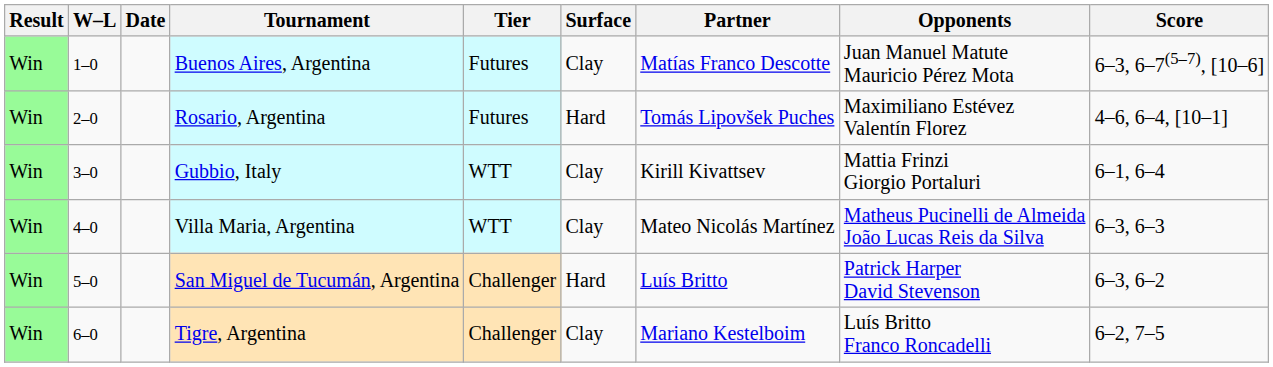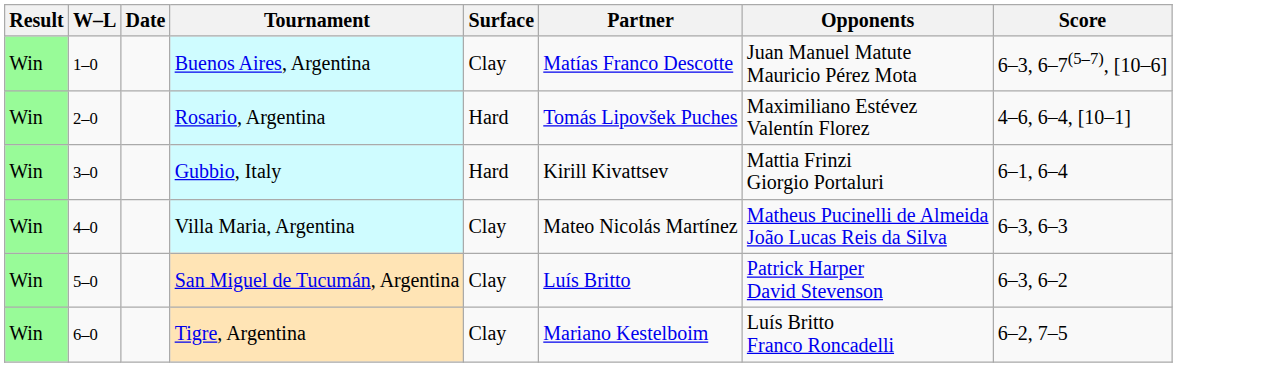- column: (512, 20)
(584, 171) Clay -> (489, 171) Hard
(585, 280) Hard -> (487, 280) Clay
